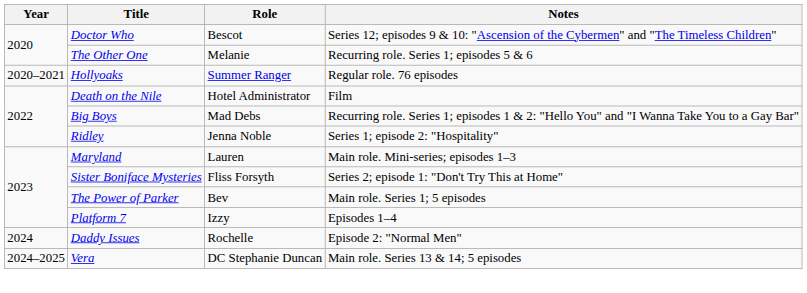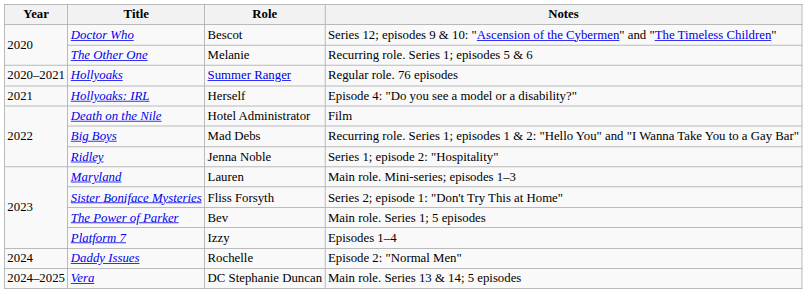+ row: (110, 95)
